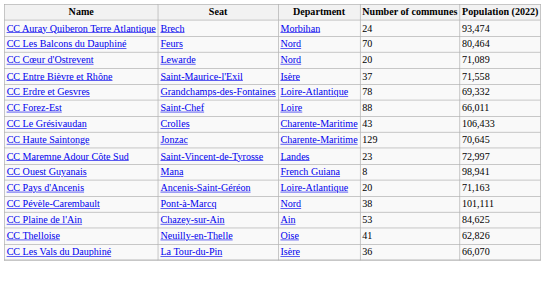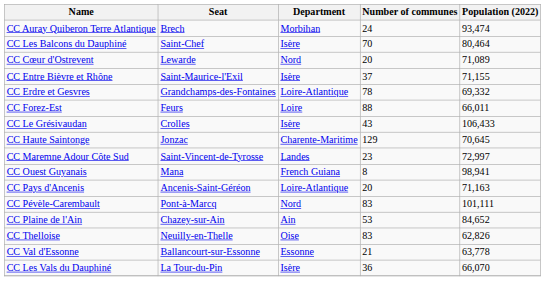(172, 44) Feurs -> (182, 44) Saint-Chef
(291, 44) Nord -> (290, 44) Isère
(476, 76) 71,558 -> (476, 76) 71,155
(182, 108) Saint-Chef -> (172, 108) Feurs
(319, 124) Charente-Maritime -> (290, 124) Isère
(367, 204) 38 -> (367, 204) 83
(476, 220) 84,625 -> (476, 220) 84,652
(367, 236) 41 -> (367, 236) 83
+ row: (43, 252)
